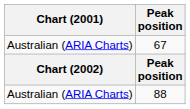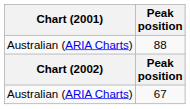rows swapped: (160, 94) <-> (160, 44)
